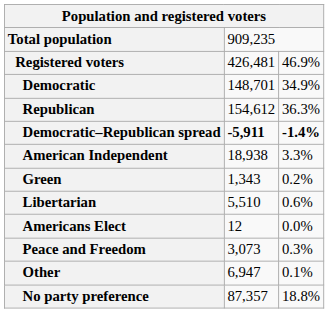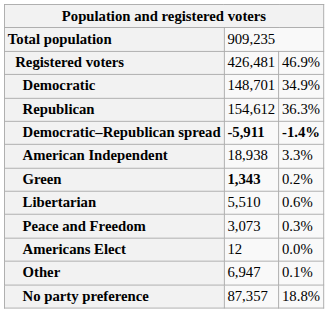(244, 179) normal -> (244, 179) bold
rows swapped: (77, 249) <-> (67, 226)
